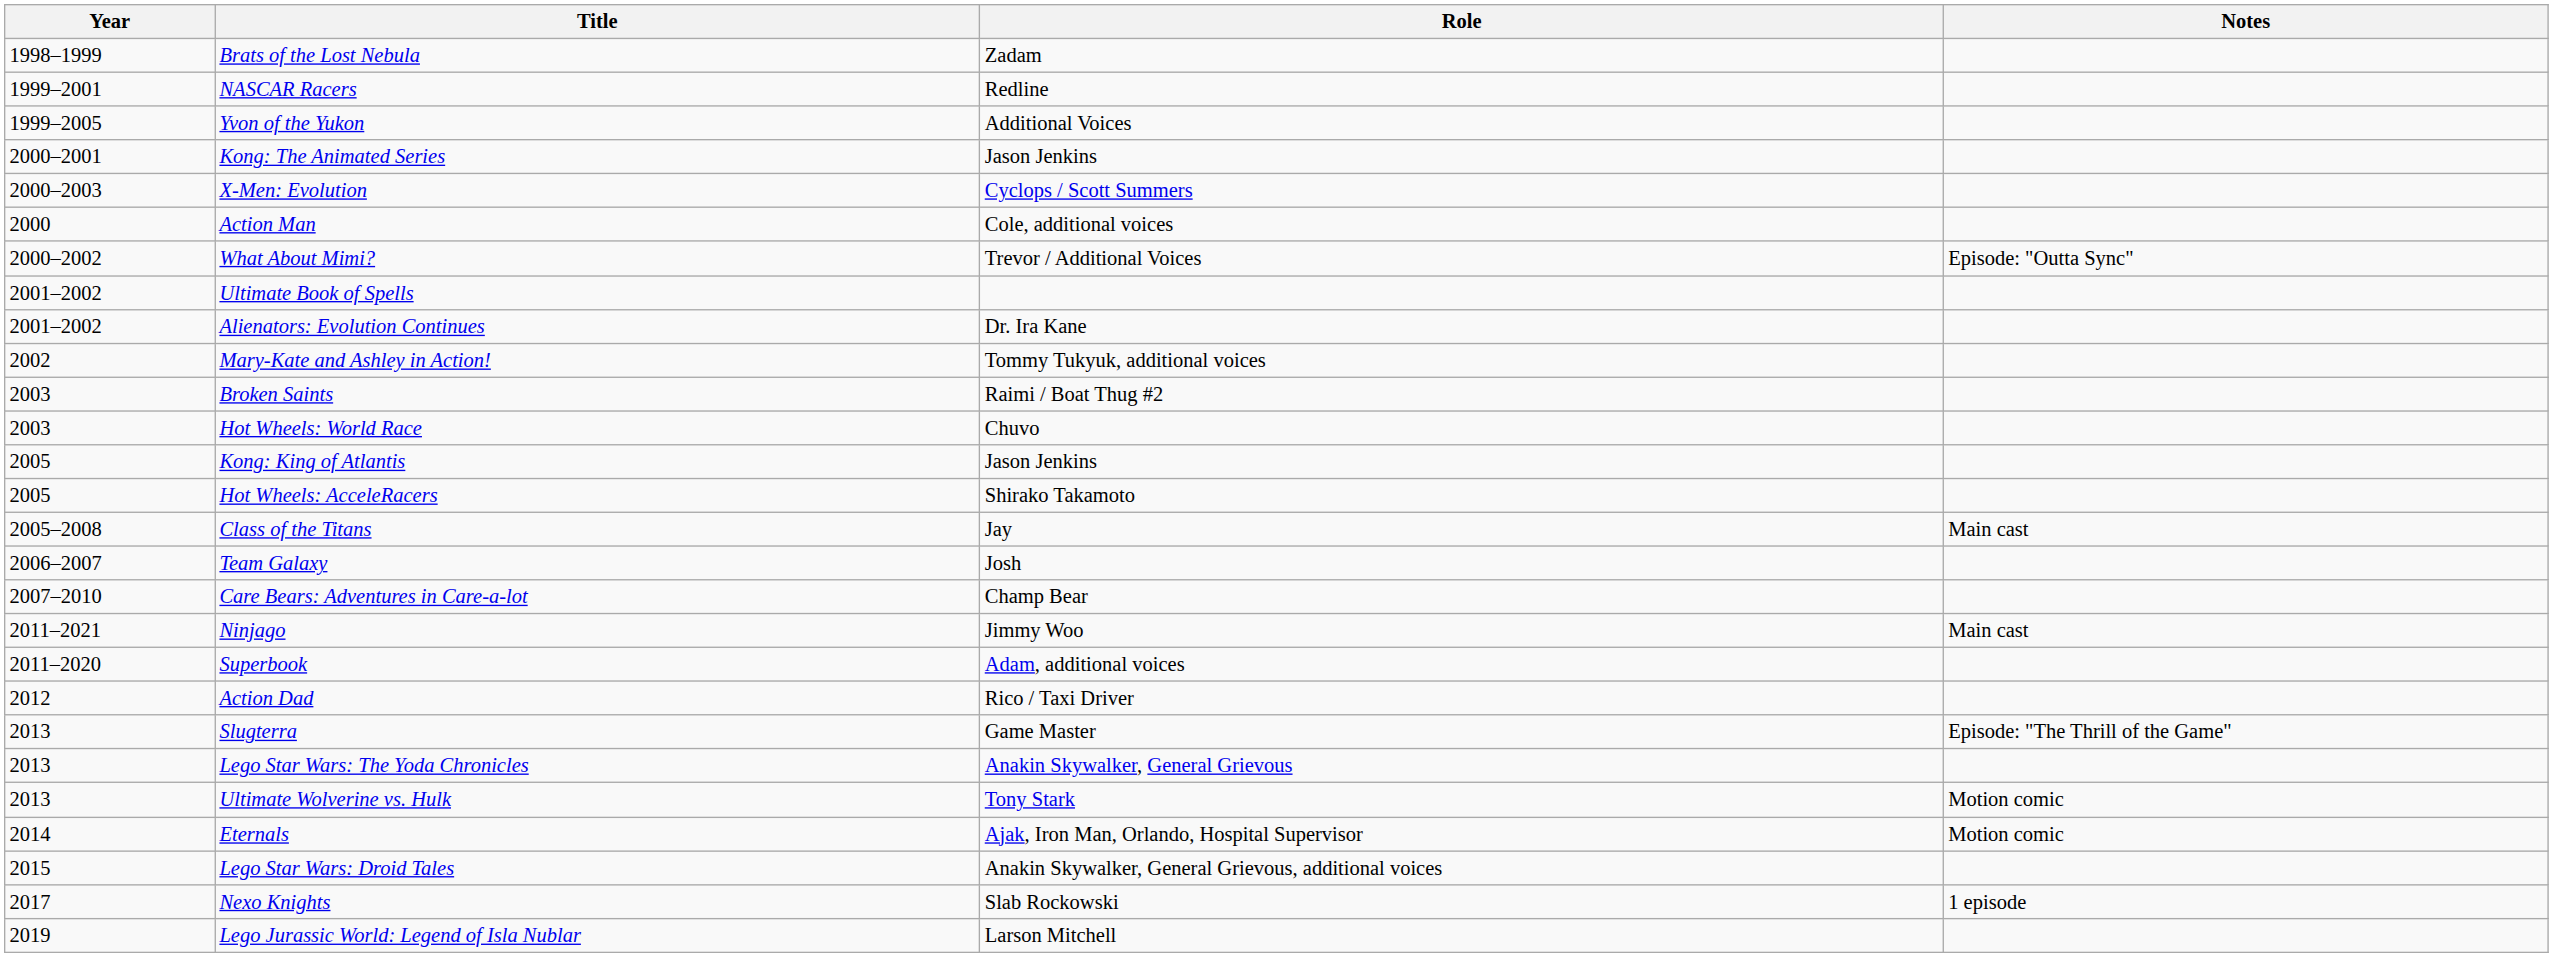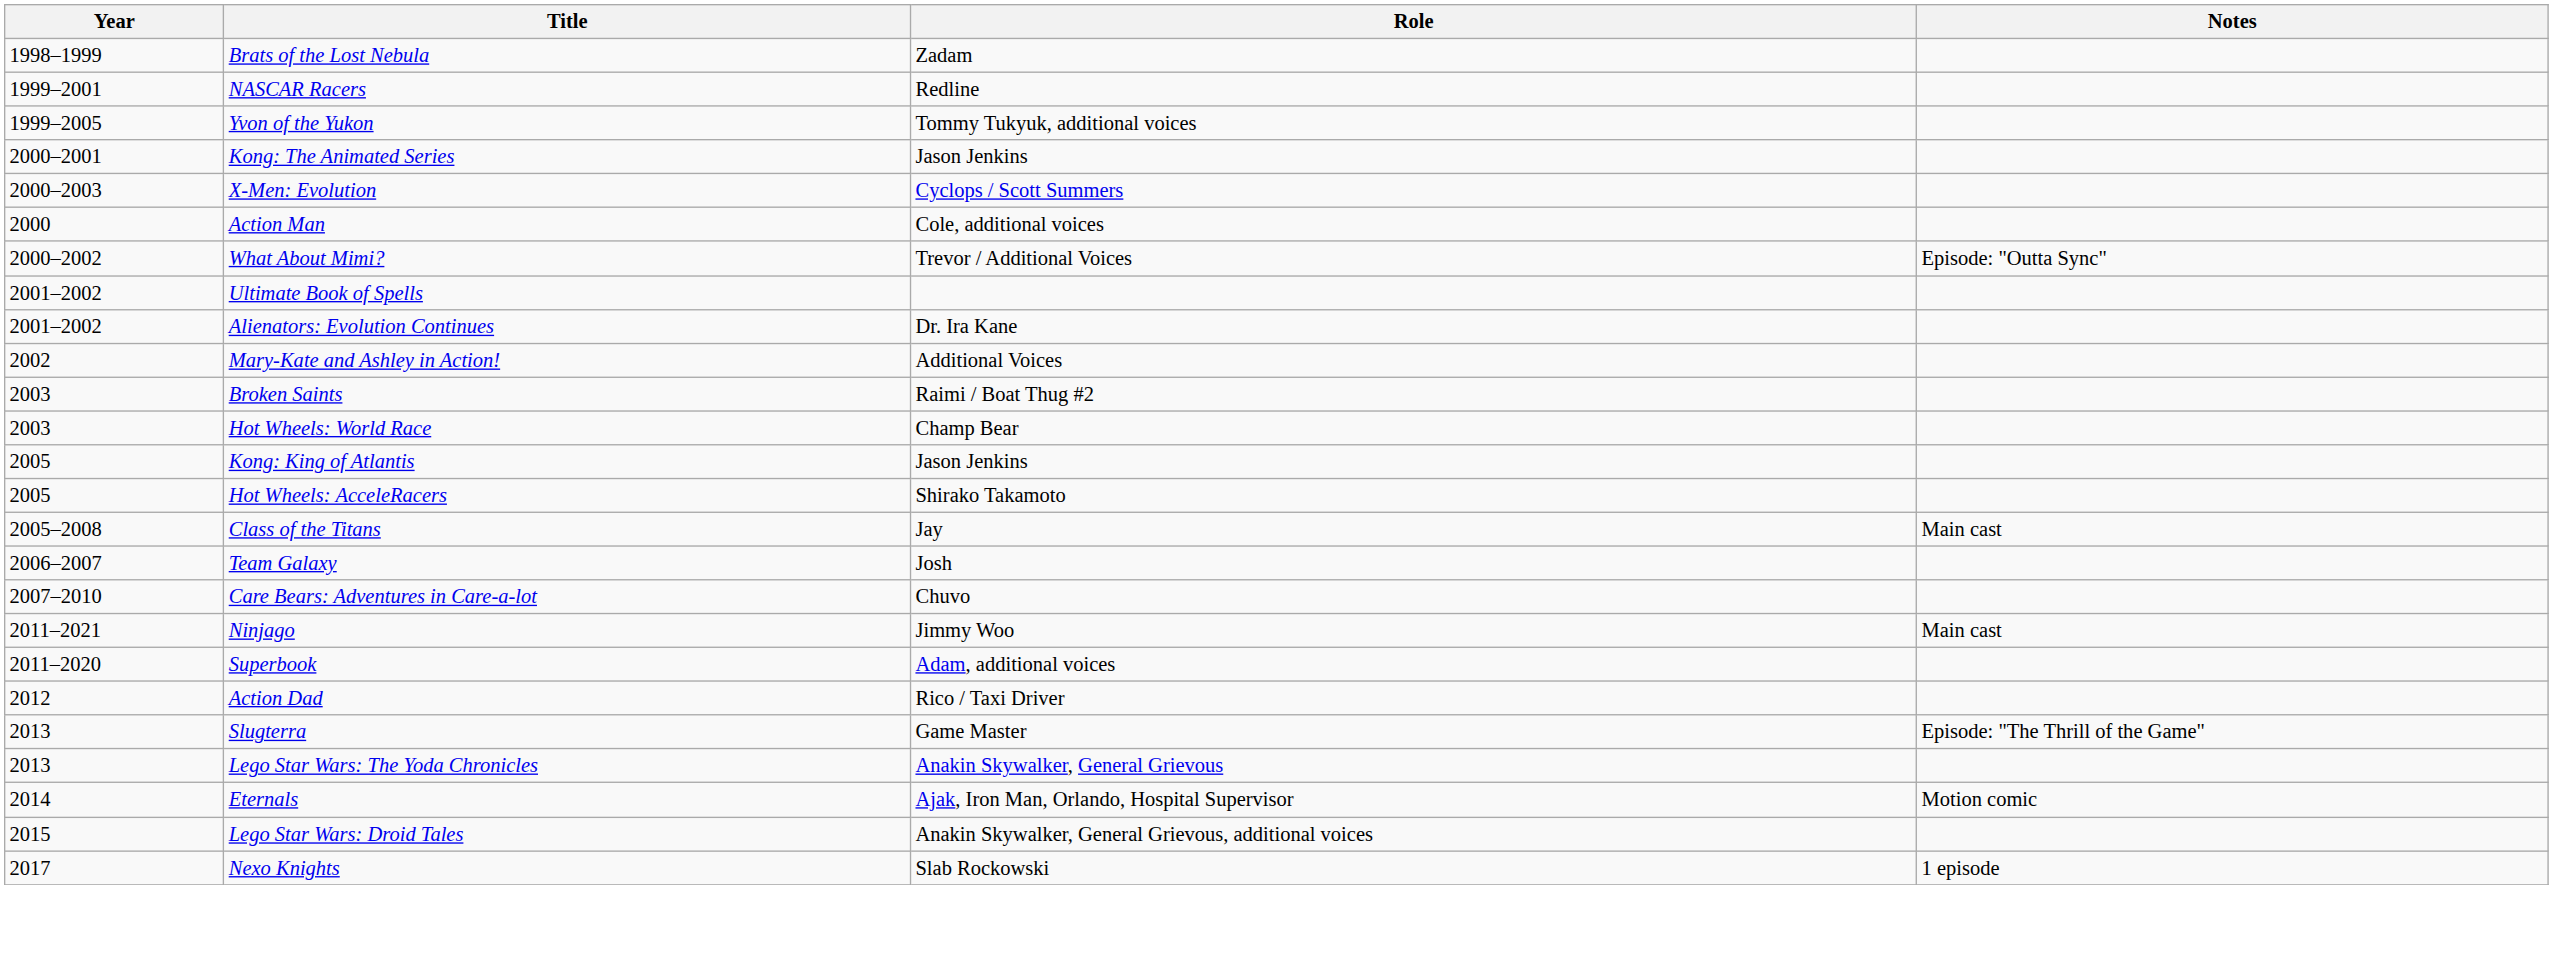(1058, 123) Additional Voices -> (1056, 123) Tommy Tukyuk, additional voices
(1125, 359) Tommy Tukyuk, additional voices -> (989, 359) Additional Voices
(1012, 427) Chuvo -> (967, 427) Champ Bear
(1036, 596) Champ Bear -> (943, 596) Chuvo
- row: (335, 799)
- row: (400, 935)
